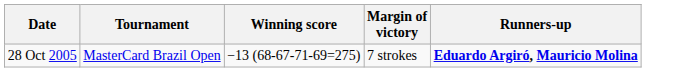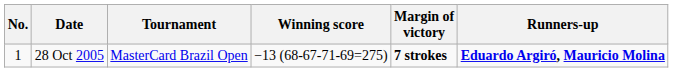+ column: (18, 24)
(392, 55) normal -> (421, 55) bold
